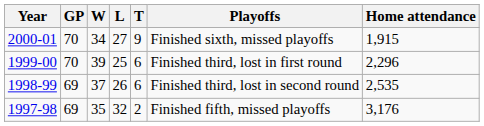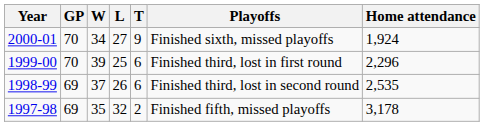(382, 39) 1,915 -> (382, 39) 1,924
(382, 109) 3,176 -> (382, 109) 3,178
